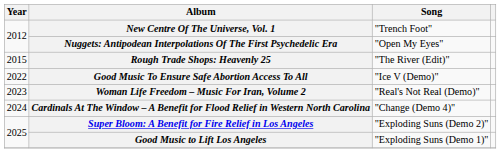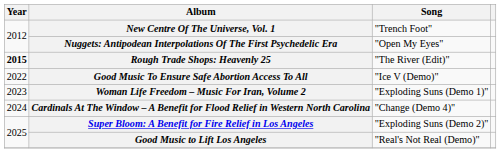(17, 60) normal -> (17, 60) bold
(427, 92) "Real's Not Real (Demo)" -> (432, 92) "Exploding Suns (Demo 1)"
(432, 140) "Exploding Suns (Demo 1)" -> (427, 140) "Real's Not Real (Demo)"
